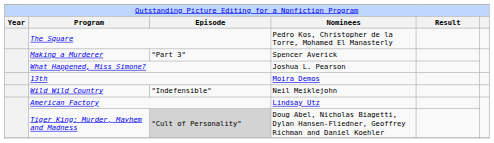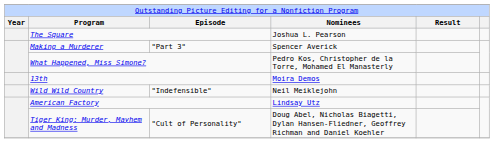(333, 38) Pedro Kos, Christopher de la Torre, Mohamed El Manasterly -> (309, 34) Joshua L. Pearson
(309, 66) Joshua L. Pearson -> (333, 62) Pedro Kos, Christopher de la Torre, Mohamed El Manasterly
(197, 123) lightgrey background -> (197, 123) no background
